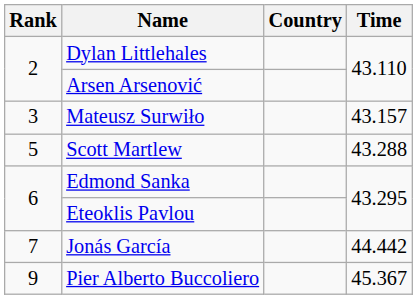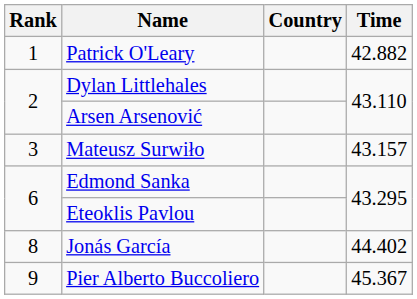+ row: (130, 52)
- row: (124, 149)
(33, 246) 7 -> (33, 246) 8
(379, 246) 44.442 -> (379, 246) 44.402
